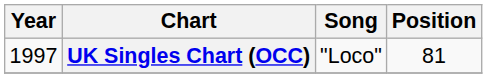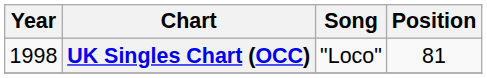(33, 55) 1997 -> (33, 55) 1998
